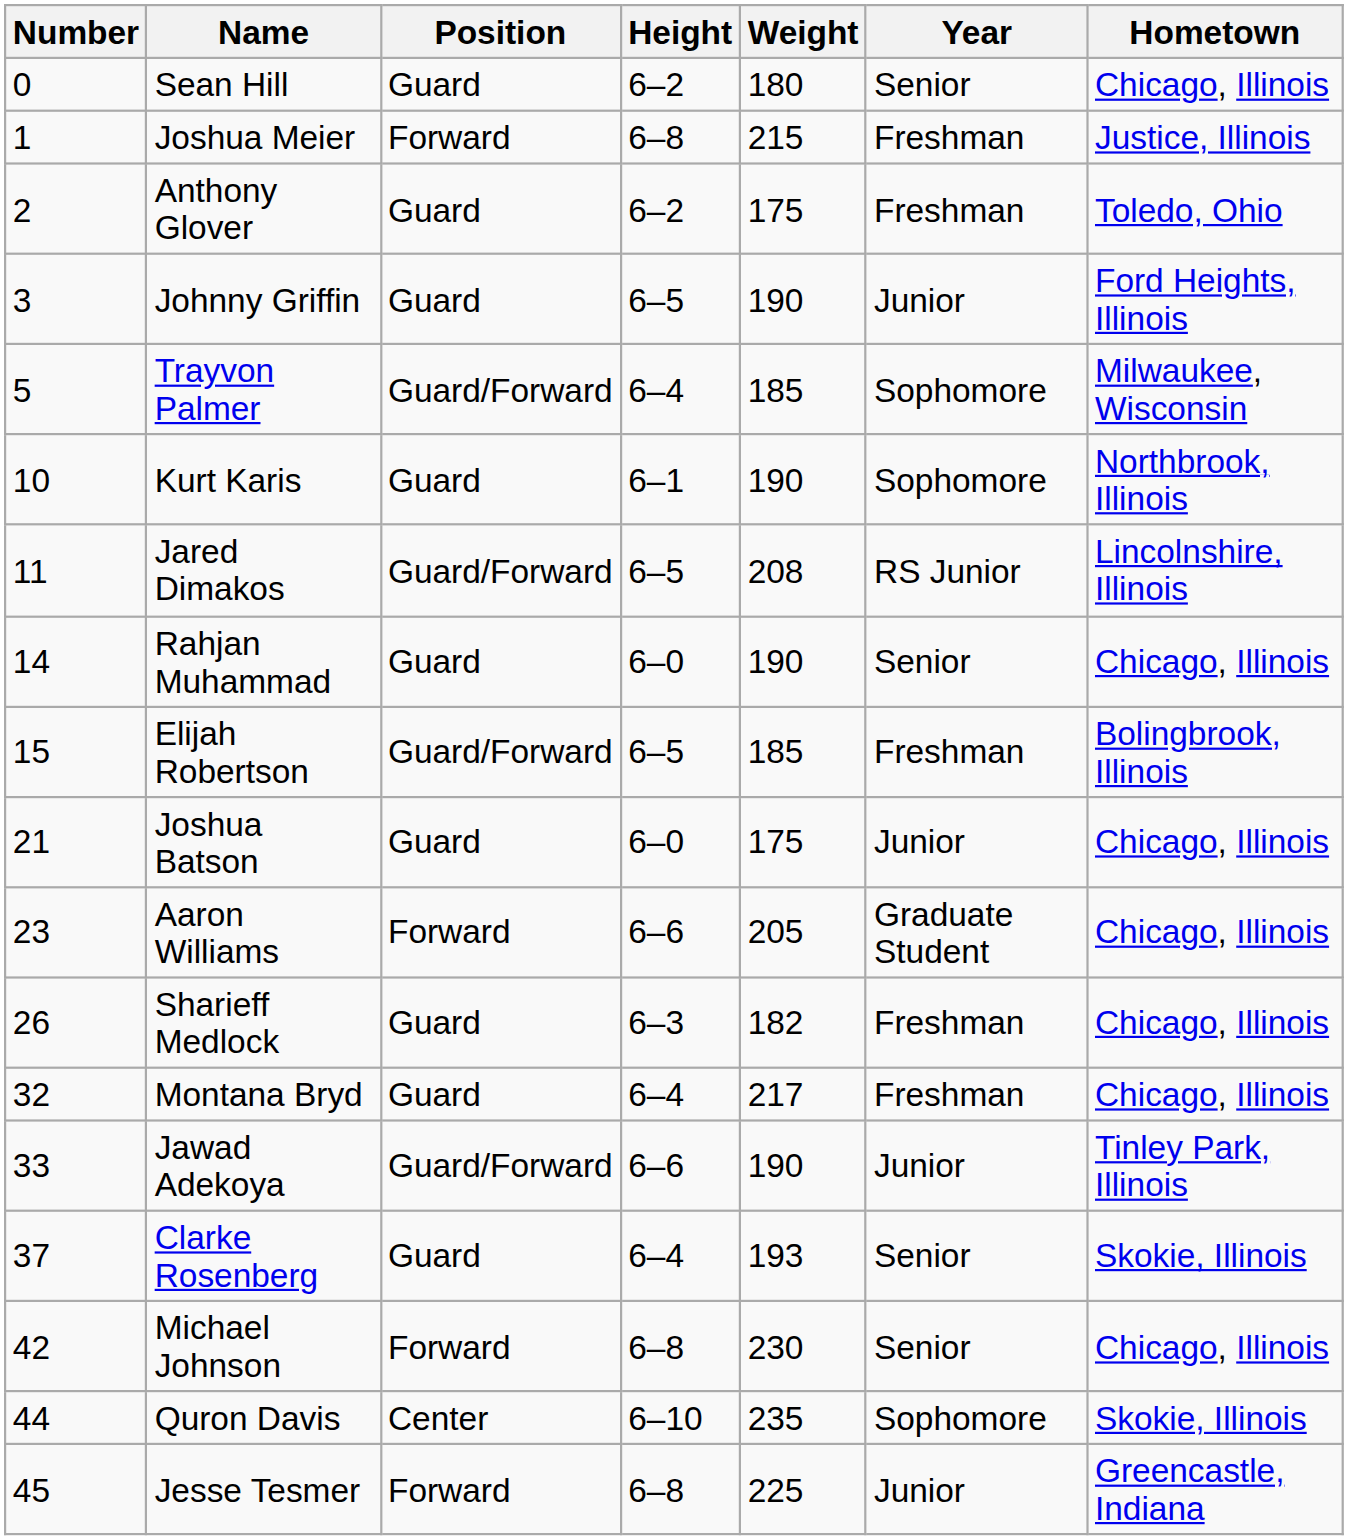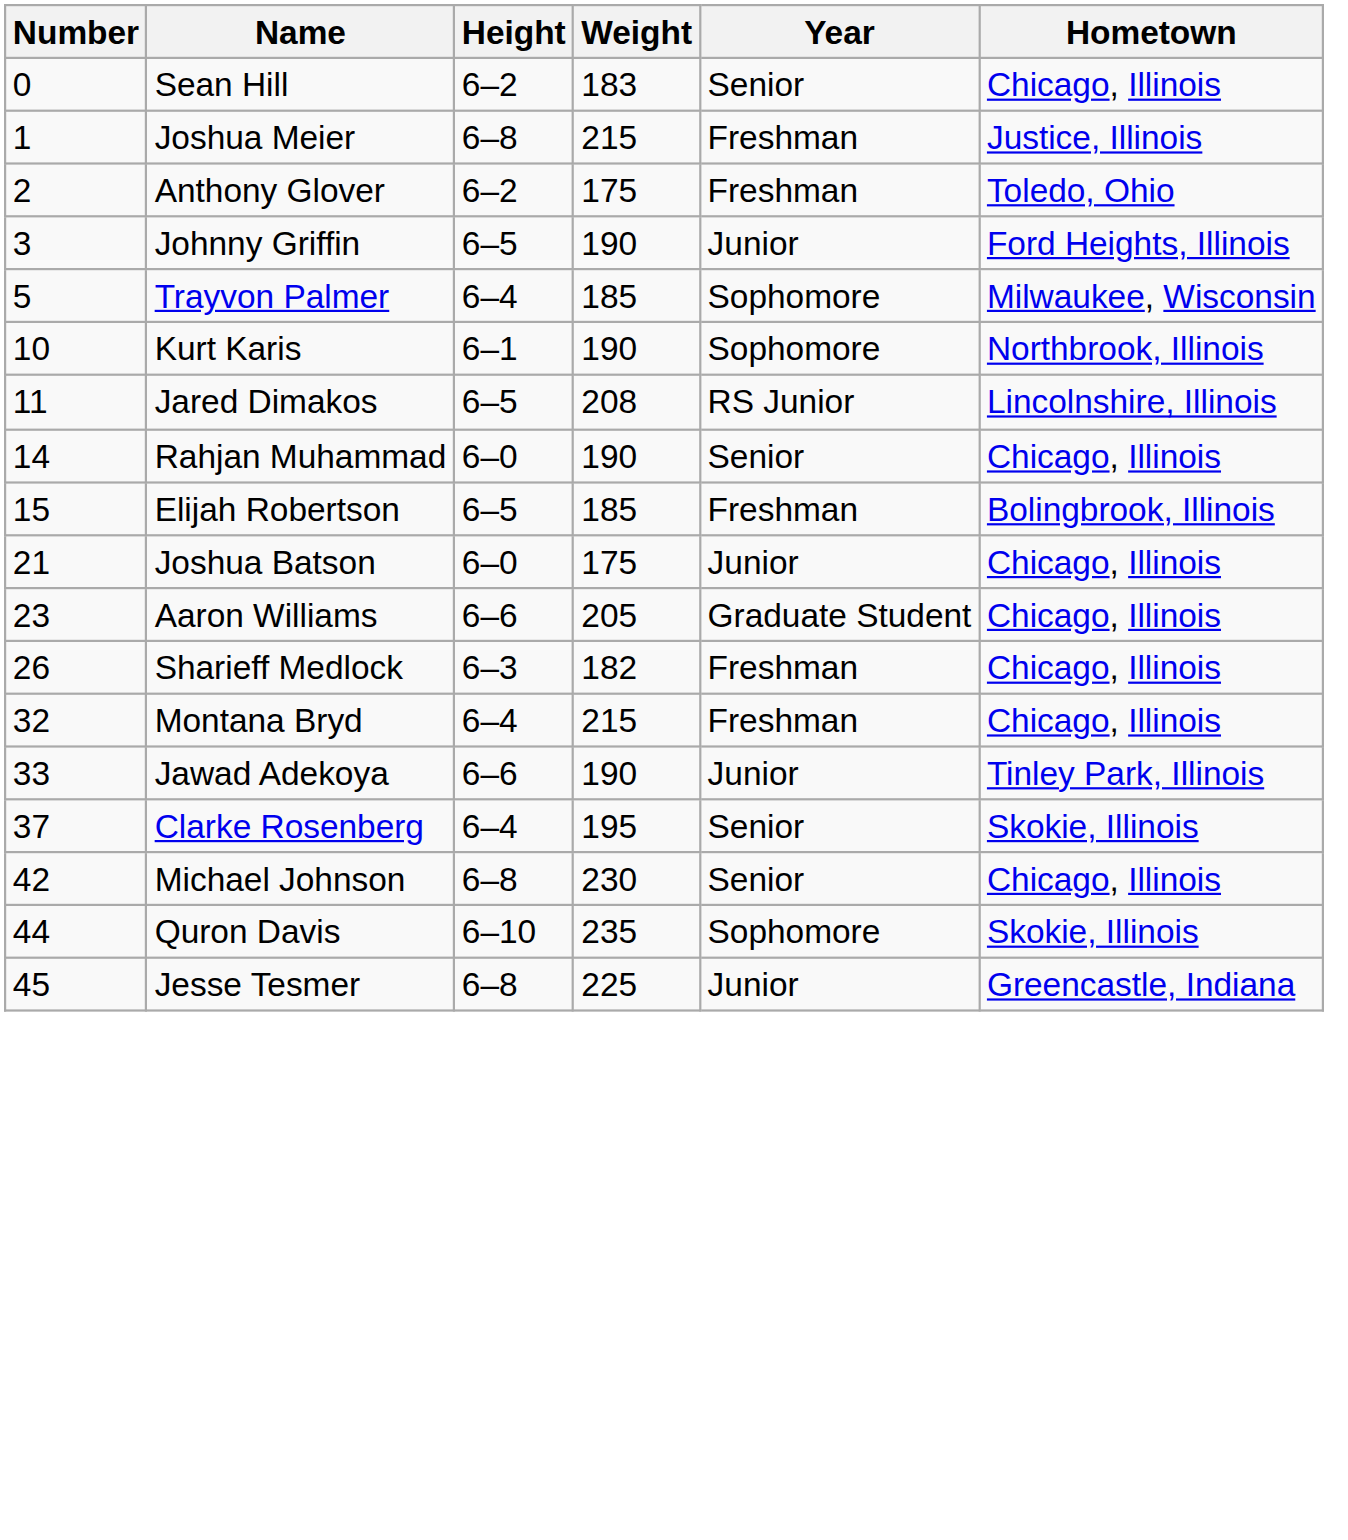- column: (500, 32)
(776, 85) 180 -> (609, 85) 183
(776, 1094) 217 -> (609, 720) 215
(776, 1256) 193 -> (609, 826) 195
